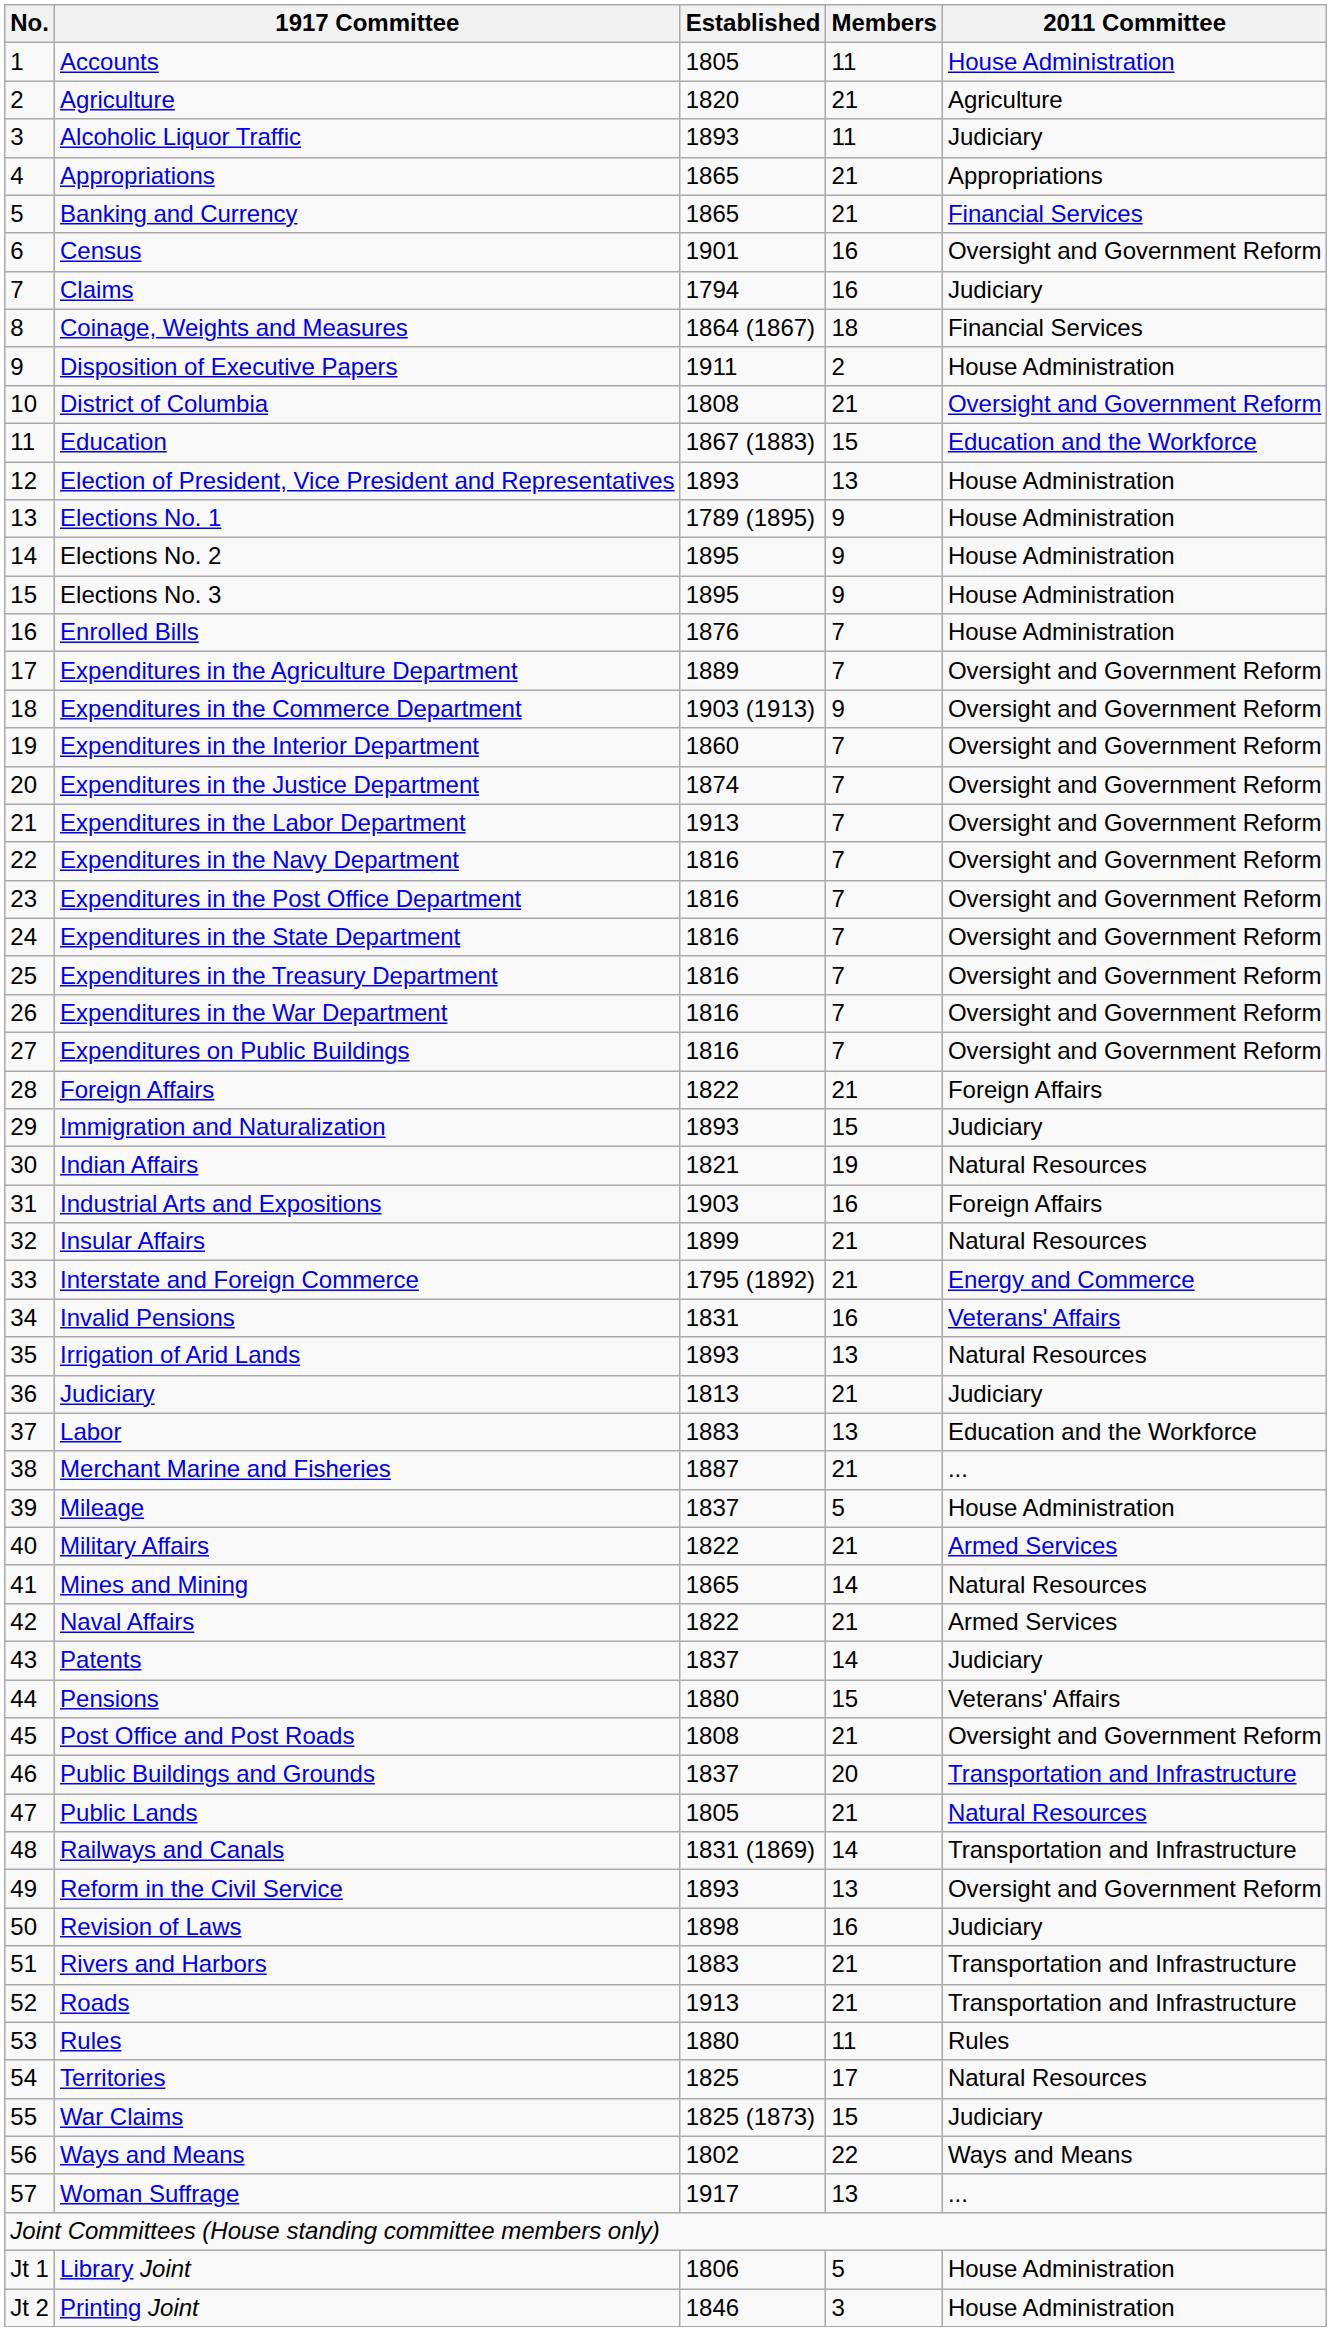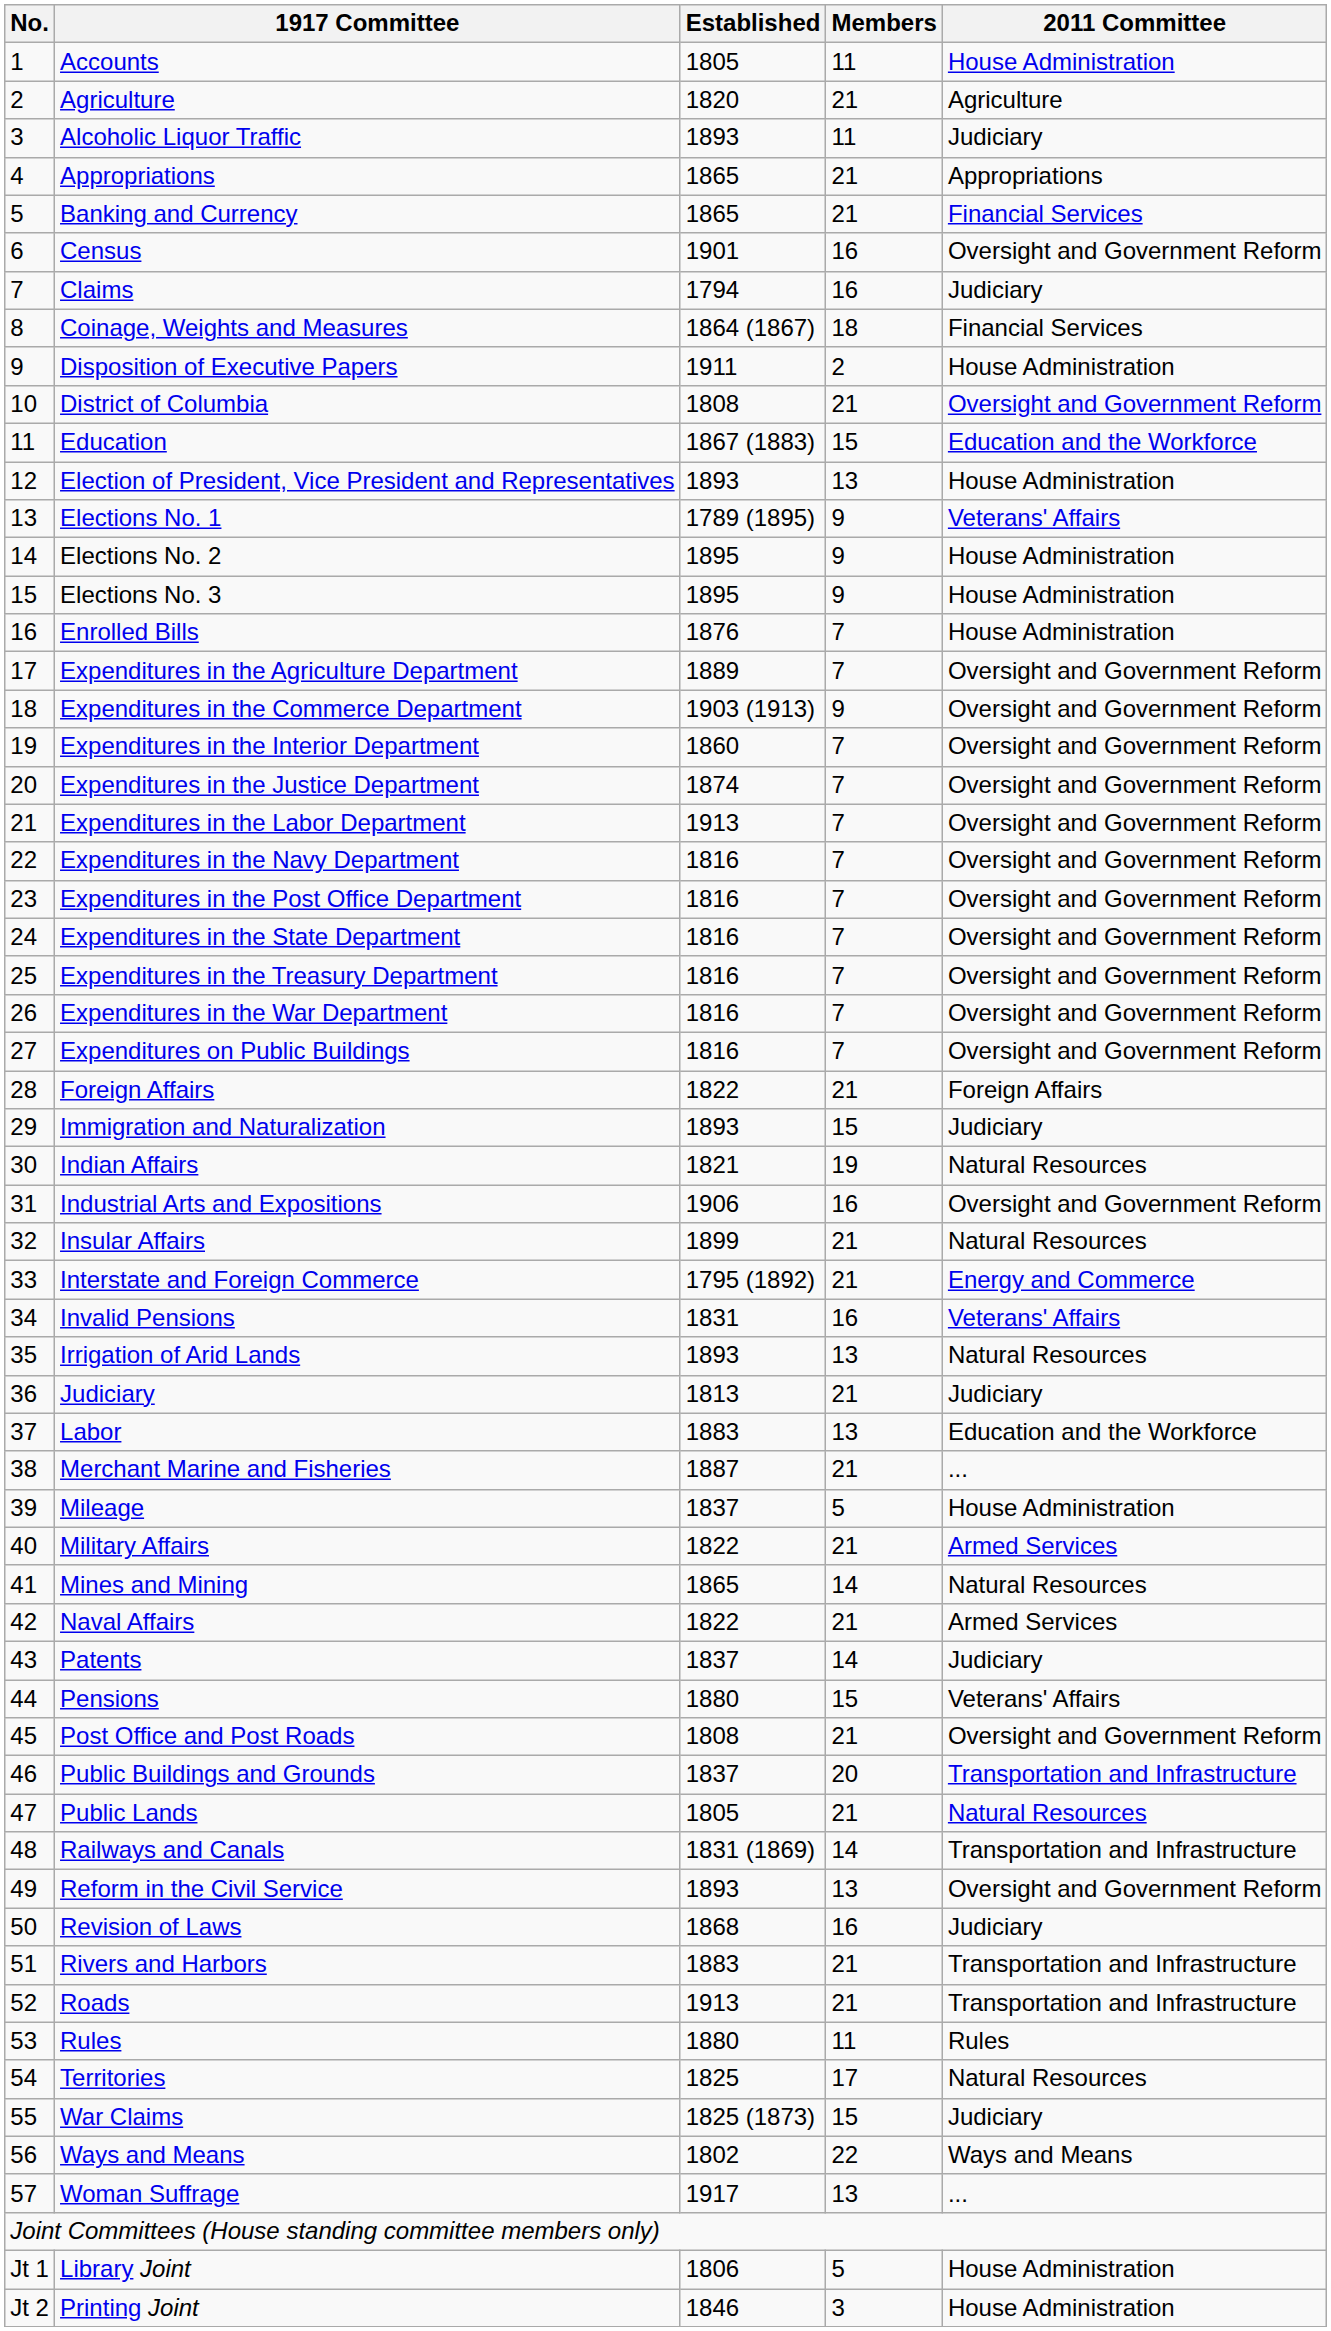(1061, 518) House Administration -> (1034, 518) Veterans' Affairs
(712, 1203) 1903 -> (712, 1203) 1906
(1025, 1203) Foreign Affairs -> (1135, 1203) Oversight and Government Reform
(712, 1926) 1898 -> (712, 1926) 1868
